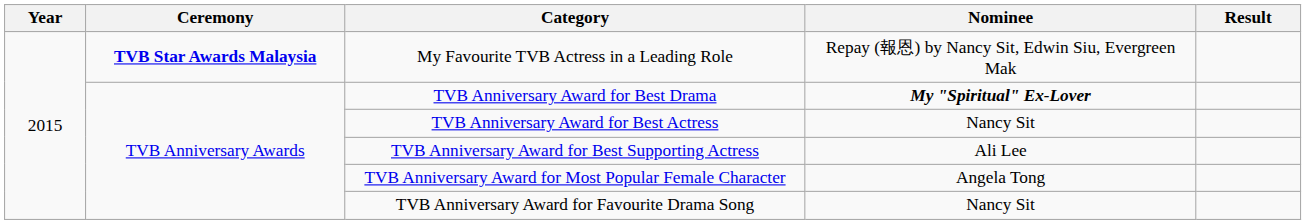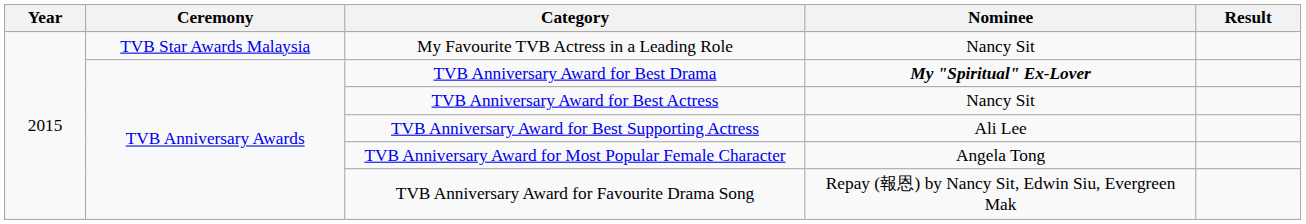(215, 56) bold -> (215, 45) normal
(1001, 57) Repay (報恩) by Nancy Sit, Edwin Siu, Evergreen Mak -> (1001, 45) Nancy Sit
(1001, 205) Nancy Sit -> (1001, 194) Repay (報恩) by Nancy Sit, Edwin Siu, Evergreen Mak
